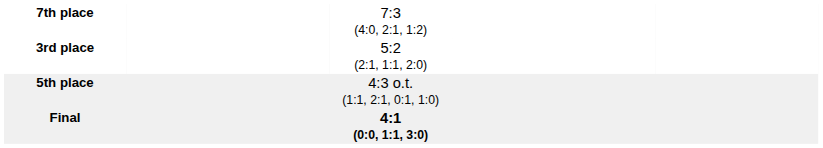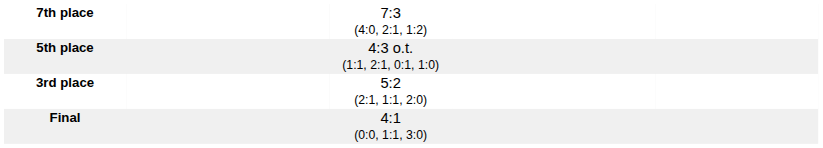rows swapped: (65, 82) <-> (65, 47)
(391, 126) bold -> (391, 126) normal
